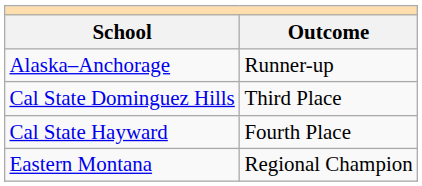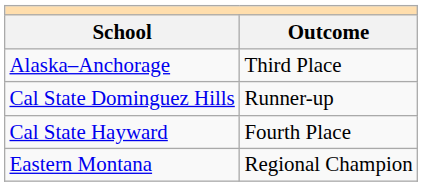(289, 64) Runner-up -> (293, 64) Third Place
(293, 98) Third Place -> (289, 98) Runner-up
